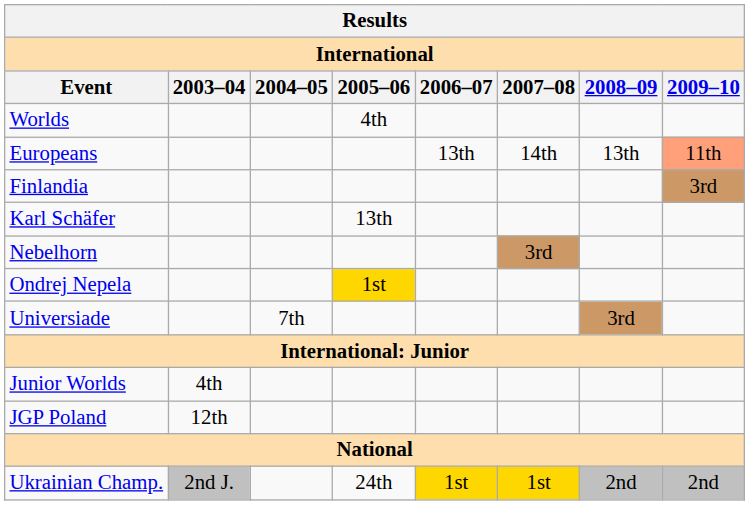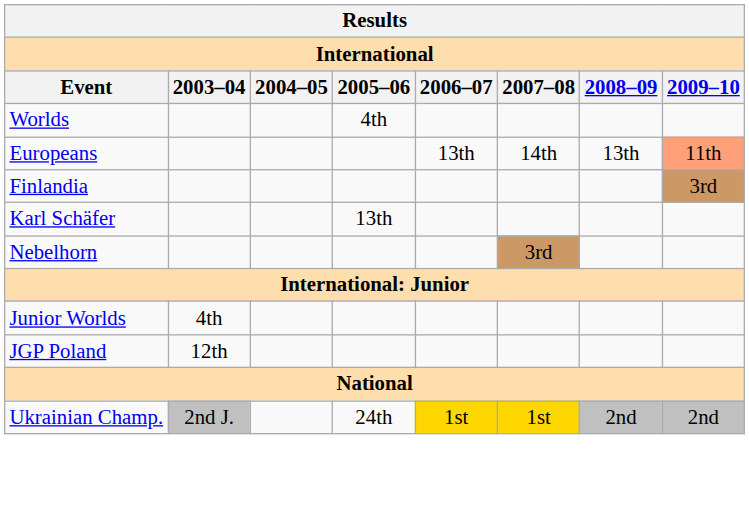- row: (70, 284)
- row: (60, 317)
